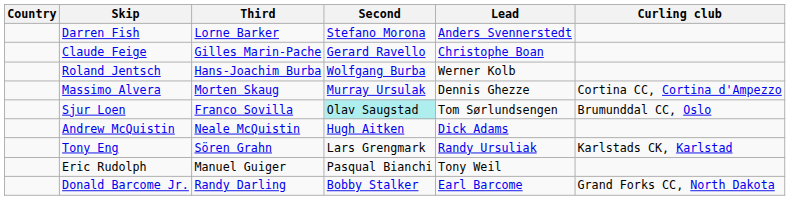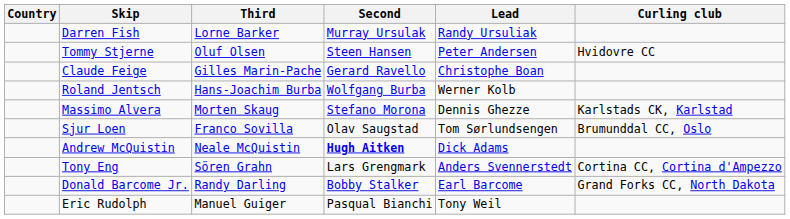(376, 33) Stefano Morona -> (376, 33) Murray Ursulak
(505, 33) Anders Svennerstedt -> (487, 33) Randy Ursuliak
+ row: (108, 52)
(376, 90) Murray Ursulak -> (376, 109) Stefano Morona
(680, 90) Cortina CC, Cortina d'Ampezzo -> (655, 109) Karlstads CK, Karlstad
(373, 109) paleturquoise background -> (373, 128) no background
(366, 128) normal -> (366, 147) bold
(487, 147) Randy Ursuliak -> (505, 167) Anders Svennerstedt
(655, 147) Karlstads CK, Karlstad -> (680, 167) Cortina CC, Cortina d'Ampezzo
rows swapped: (104, 167) <-> (126, 186)
